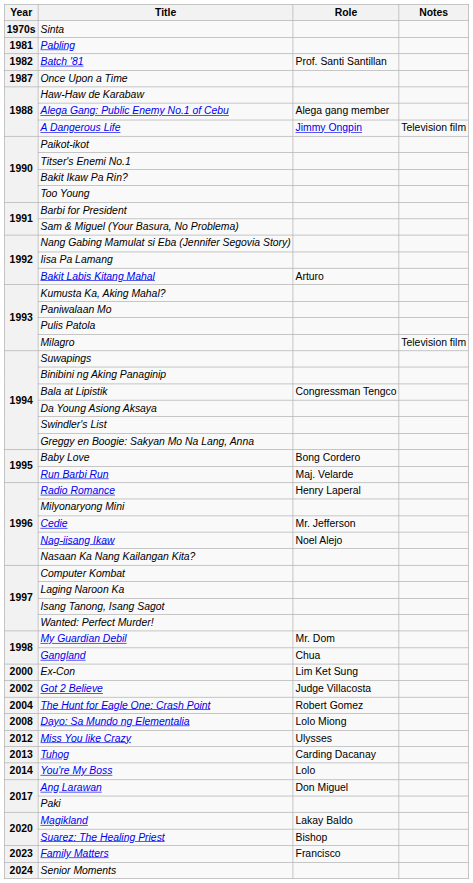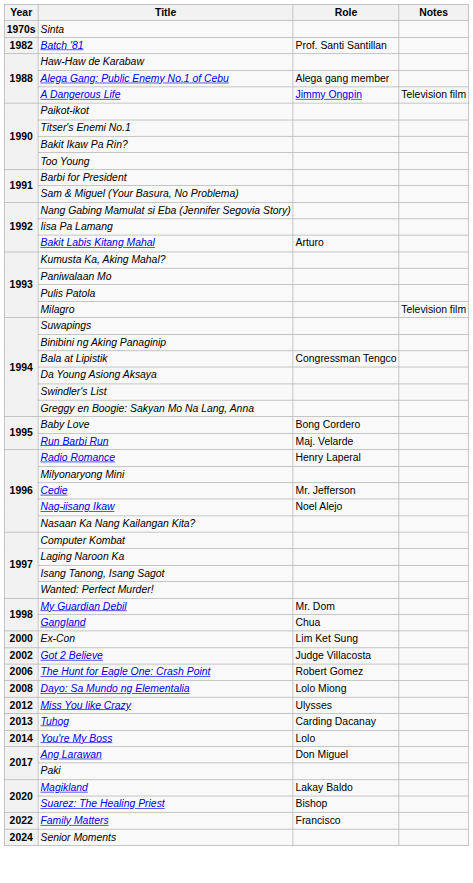- row: (58, 45)
- row: (84, 78)
(21, 705) 2004 -> (21, 672) 2006
(21, 853) 2023 -> (21, 820) 2022
